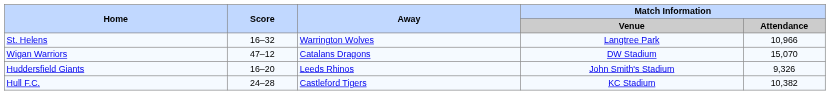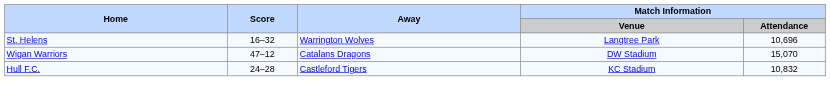(784, 40) 10,966 -> (784, 40) 10,696
- row: (45, 69)
(784, 83) 10,382 -> (784, 69) 10,832
